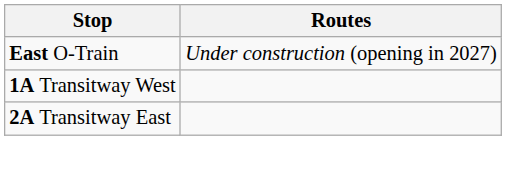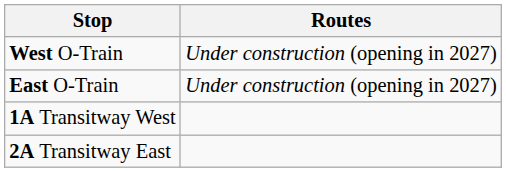+ row: (66, 53)
